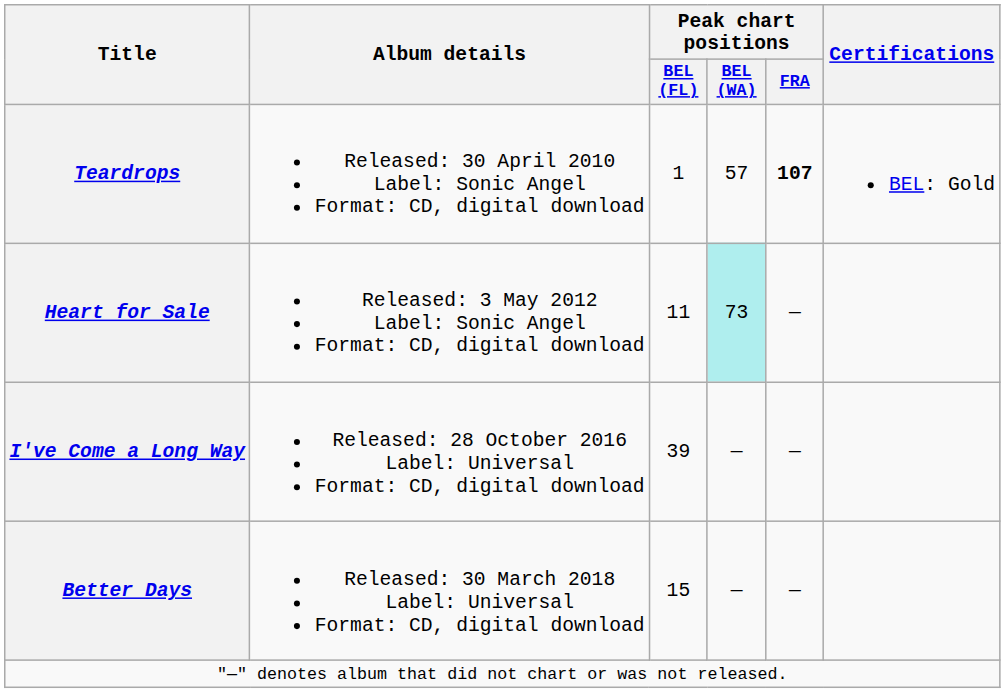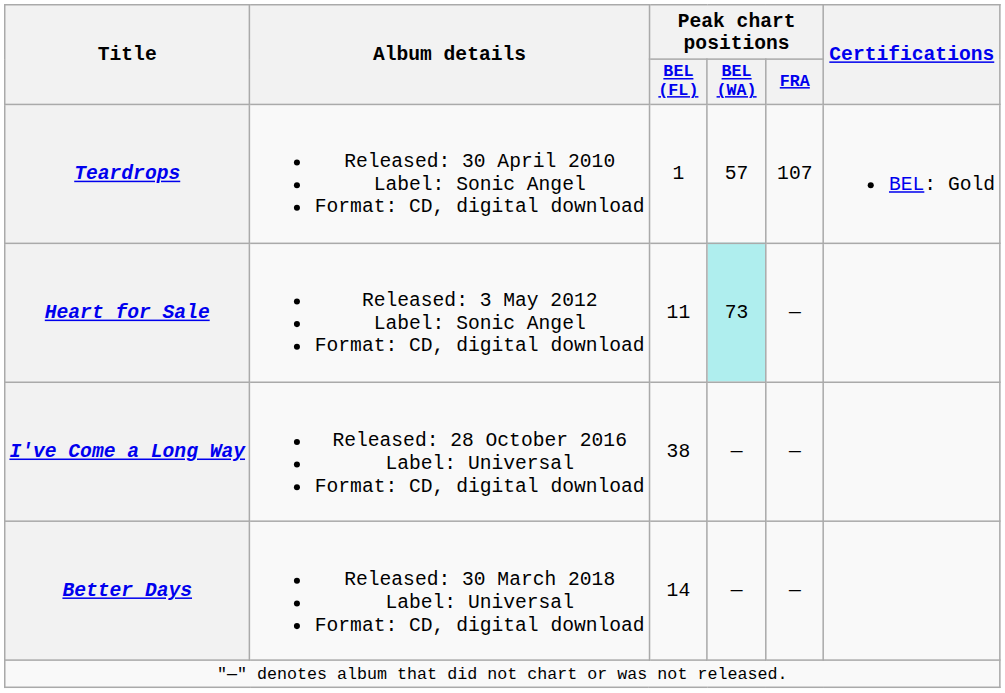(795, 173) bold -> (795, 173) normal
(678, 452) 39 -> (678, 452) 38
(678, 591) 15 -> (678, 591) 14
